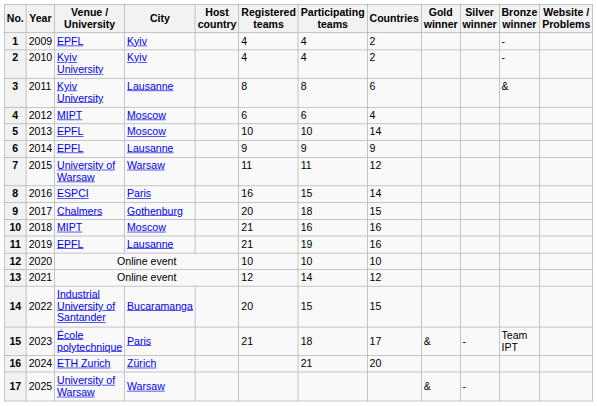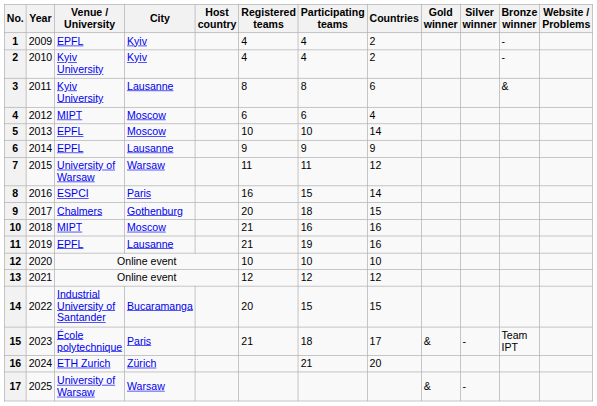(307, 278) 14 -> (307, 278) 12
